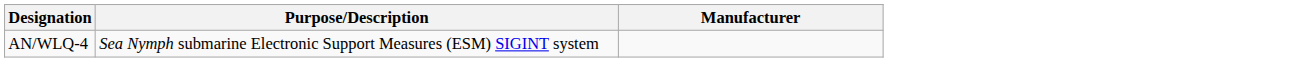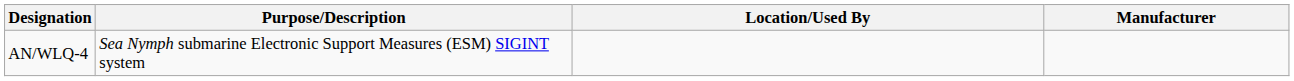+ column: (808, 17)
